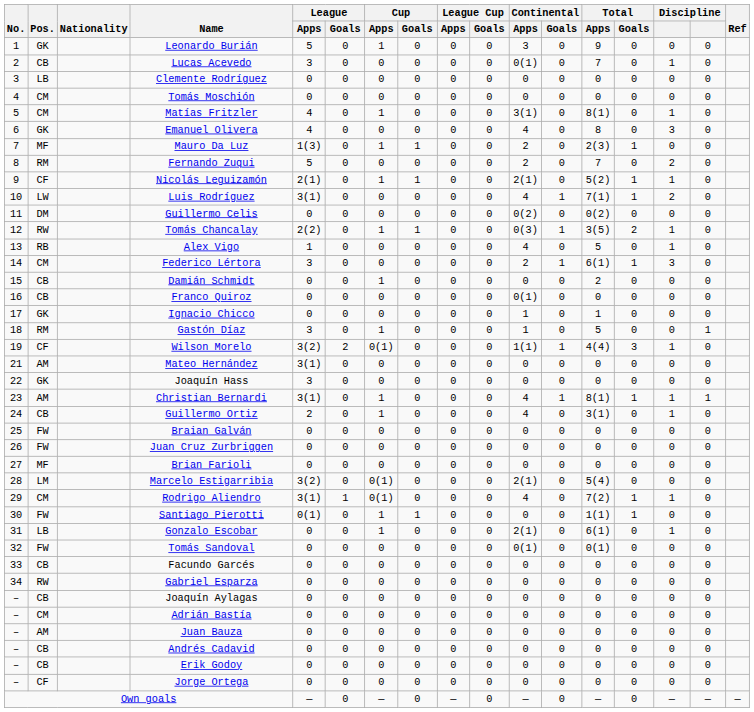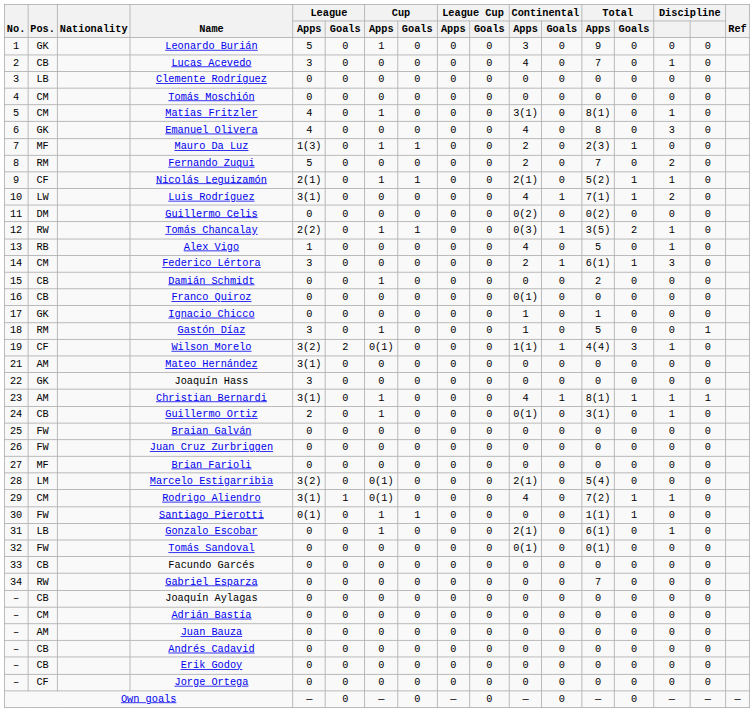(525, 63) 0(1) -> (525, 63) 4
(525, 414) 4 -> (525, 414) 0(1)
(598, 582) 0 -> (598, 582) 7
